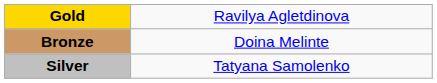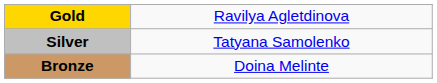rows swapped: (67, 66) <-> (67, 41)
